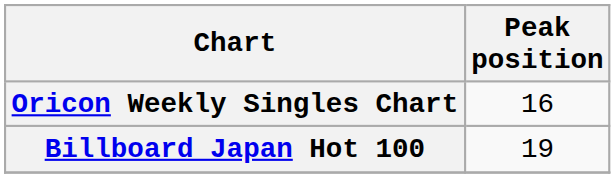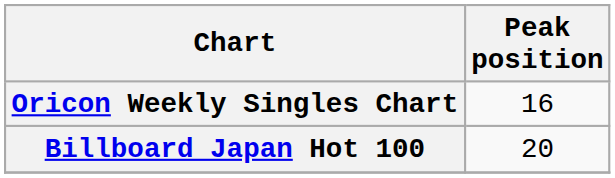(537, 149) 19 -> (537, 149) 20
